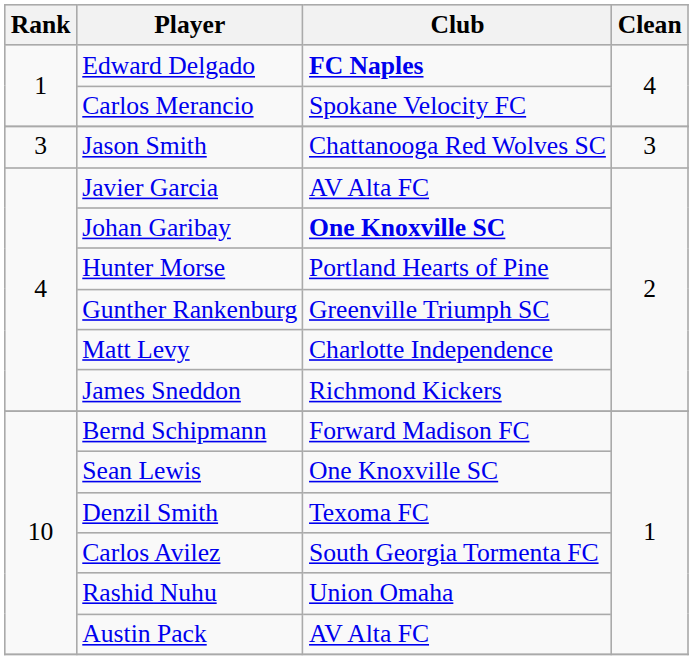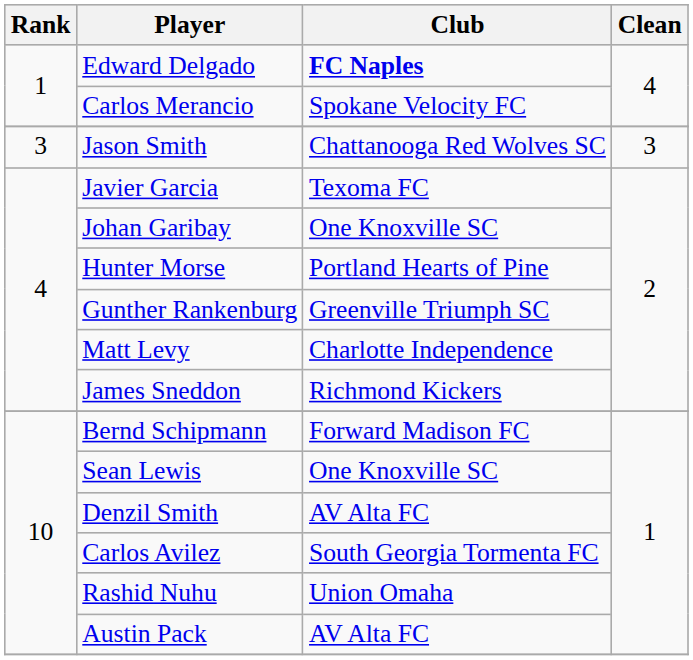(369, 187) AV Alta FC -> (369, 187) Texoma FC
(407, 227) bold -> (404, 227) normal
(369, 512) Texoma FC -> (369, 512) AV Alta FC
